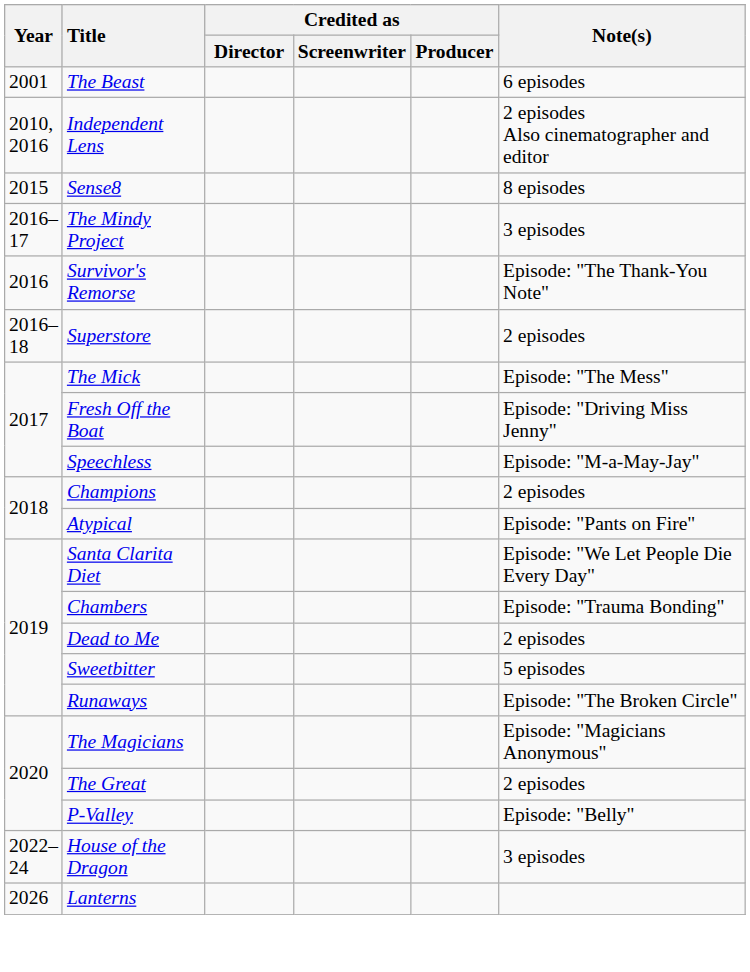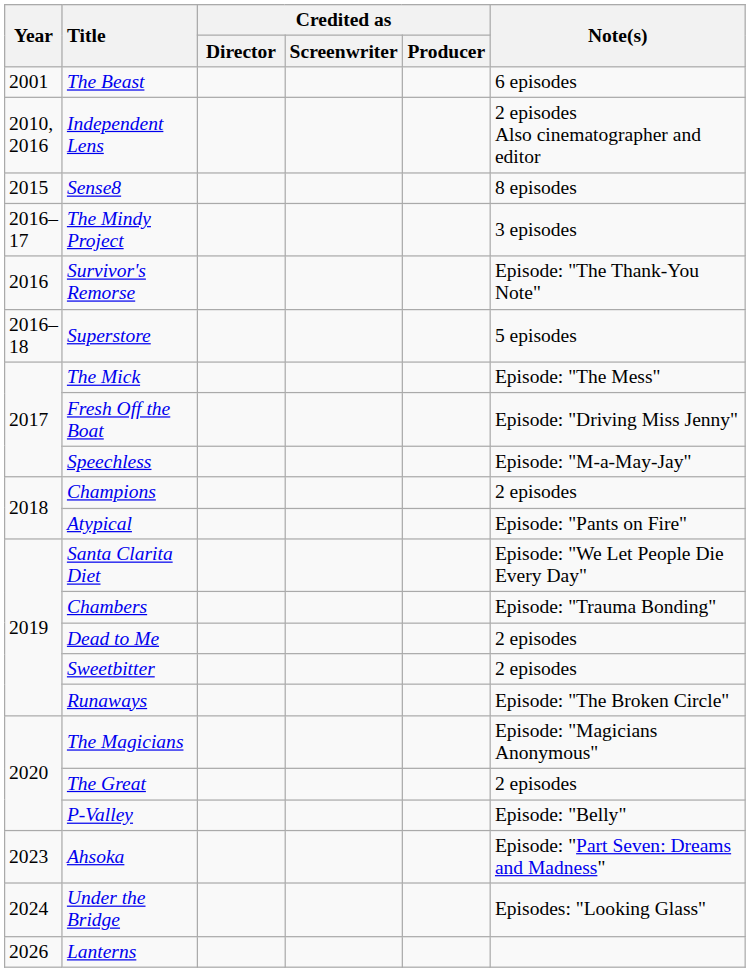(544, 335) 2 episodes -> (536, 335) 5 episodes
(544, 669) 5 episodes -> (536, 669) 2 episodes
- row: (116, 856)
+ row: (96, 856)
+ row: (106, 909)
